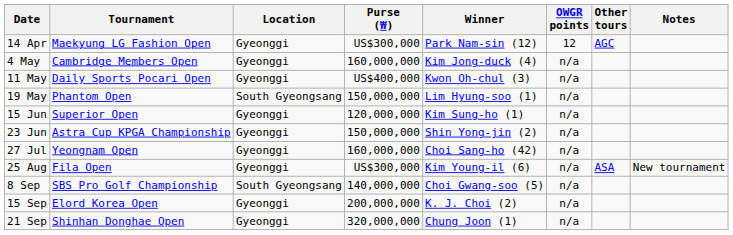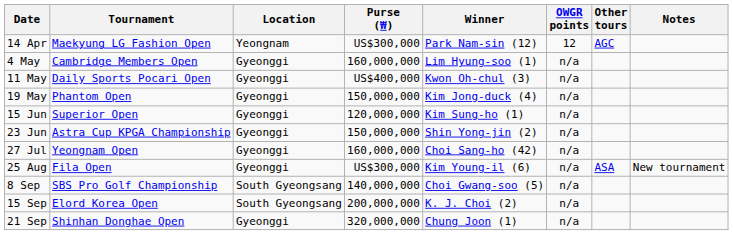(262, 44) Gyeonggi -> (262, 44) Yeongnam
(481, 62) Kim Jong-duck (4) -> (481, 62) Lim Hyung-soo (1)
(289, 97) South Gyeongsang -> (262, 97) Gyeonggi
(481, 97) Lim Hyung-soo (1) -> (481, 97) Kim Jong-duck (4)
(262, 204) Gyeonggi -> (289, 204) South Gyeongsang
